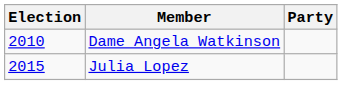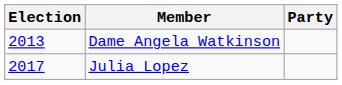(26, 42) 2010 -> (26, 42) 2013
(26, 67) 2015 -> (26, 67) 2017
